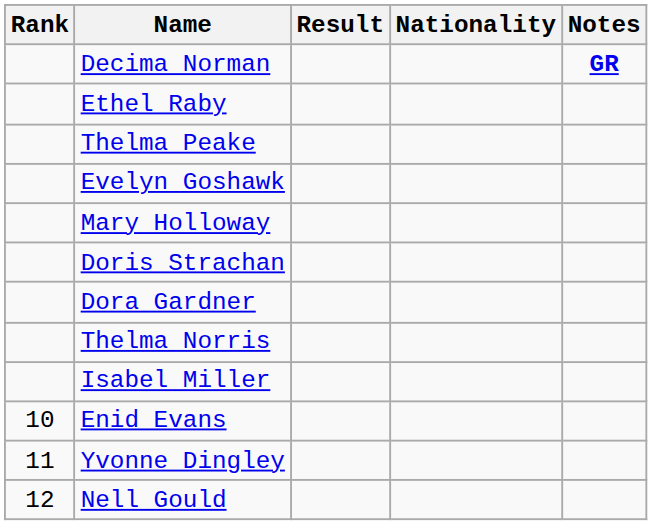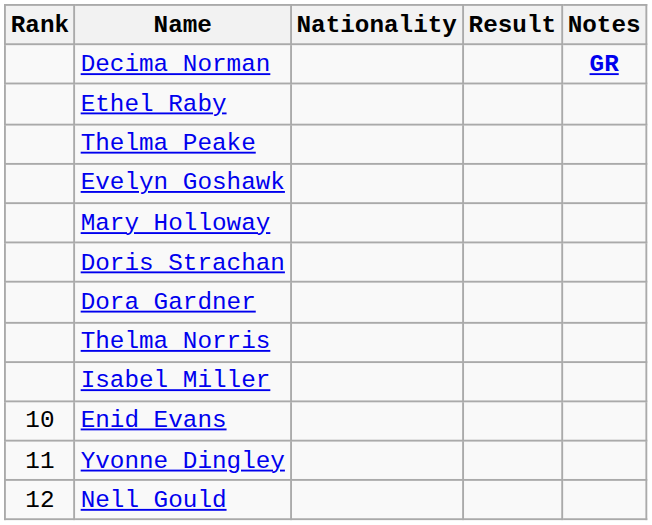columns swapped: (476, 25) <-> (340, 25)
